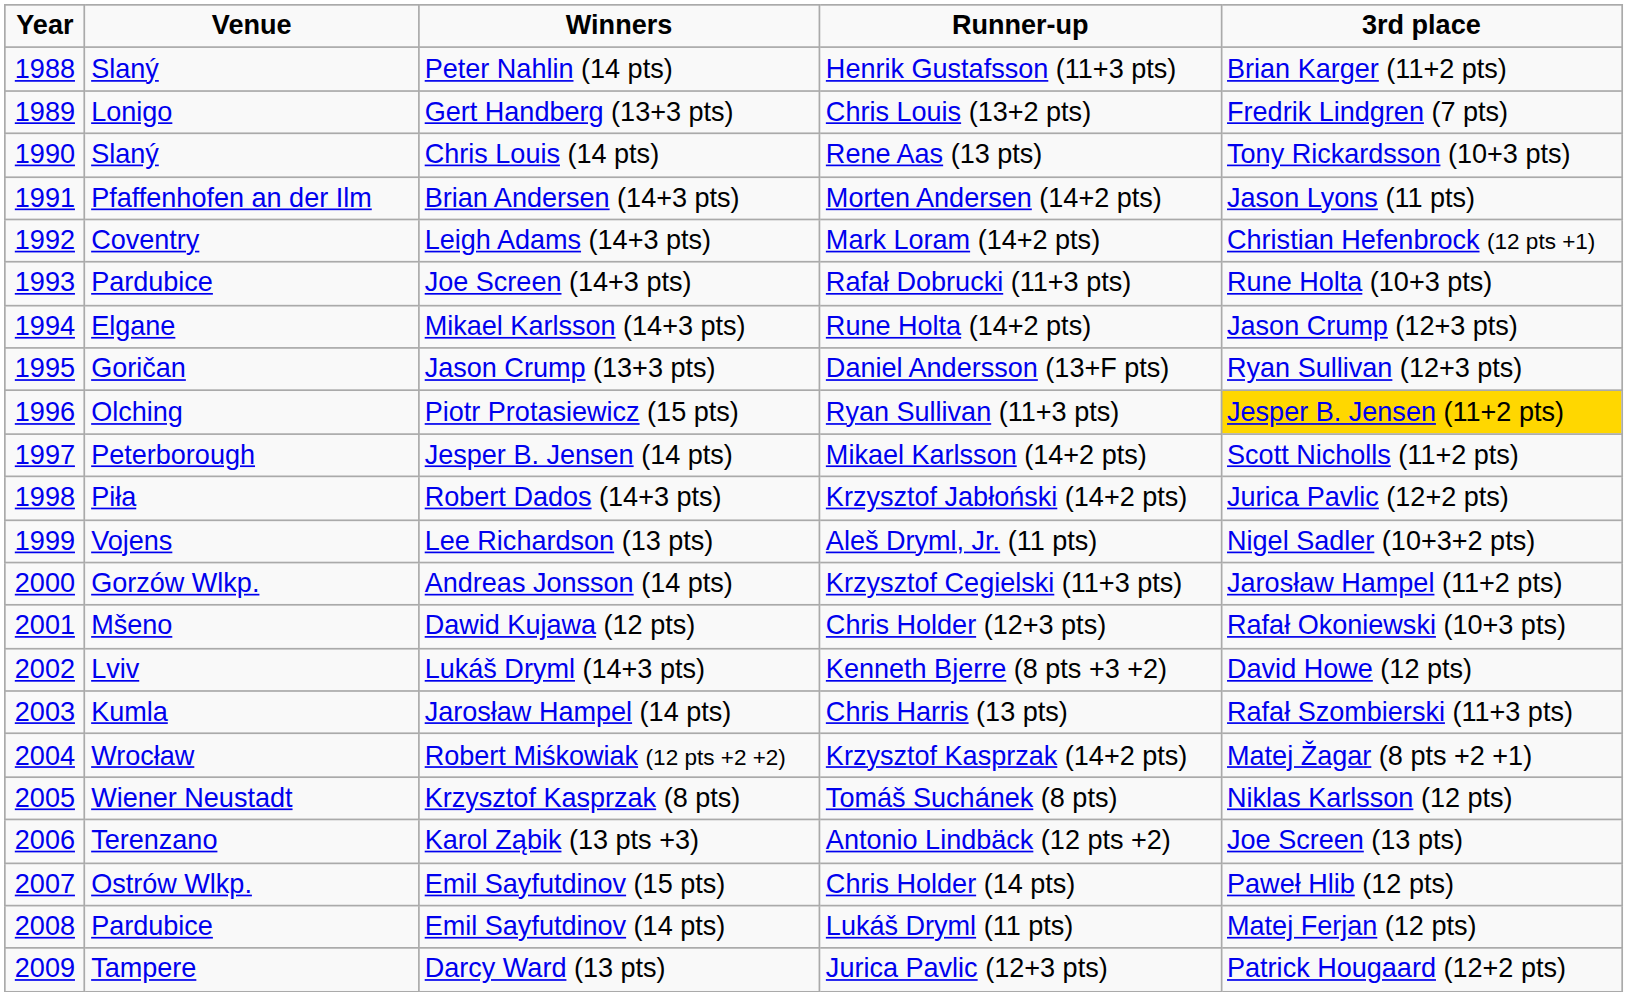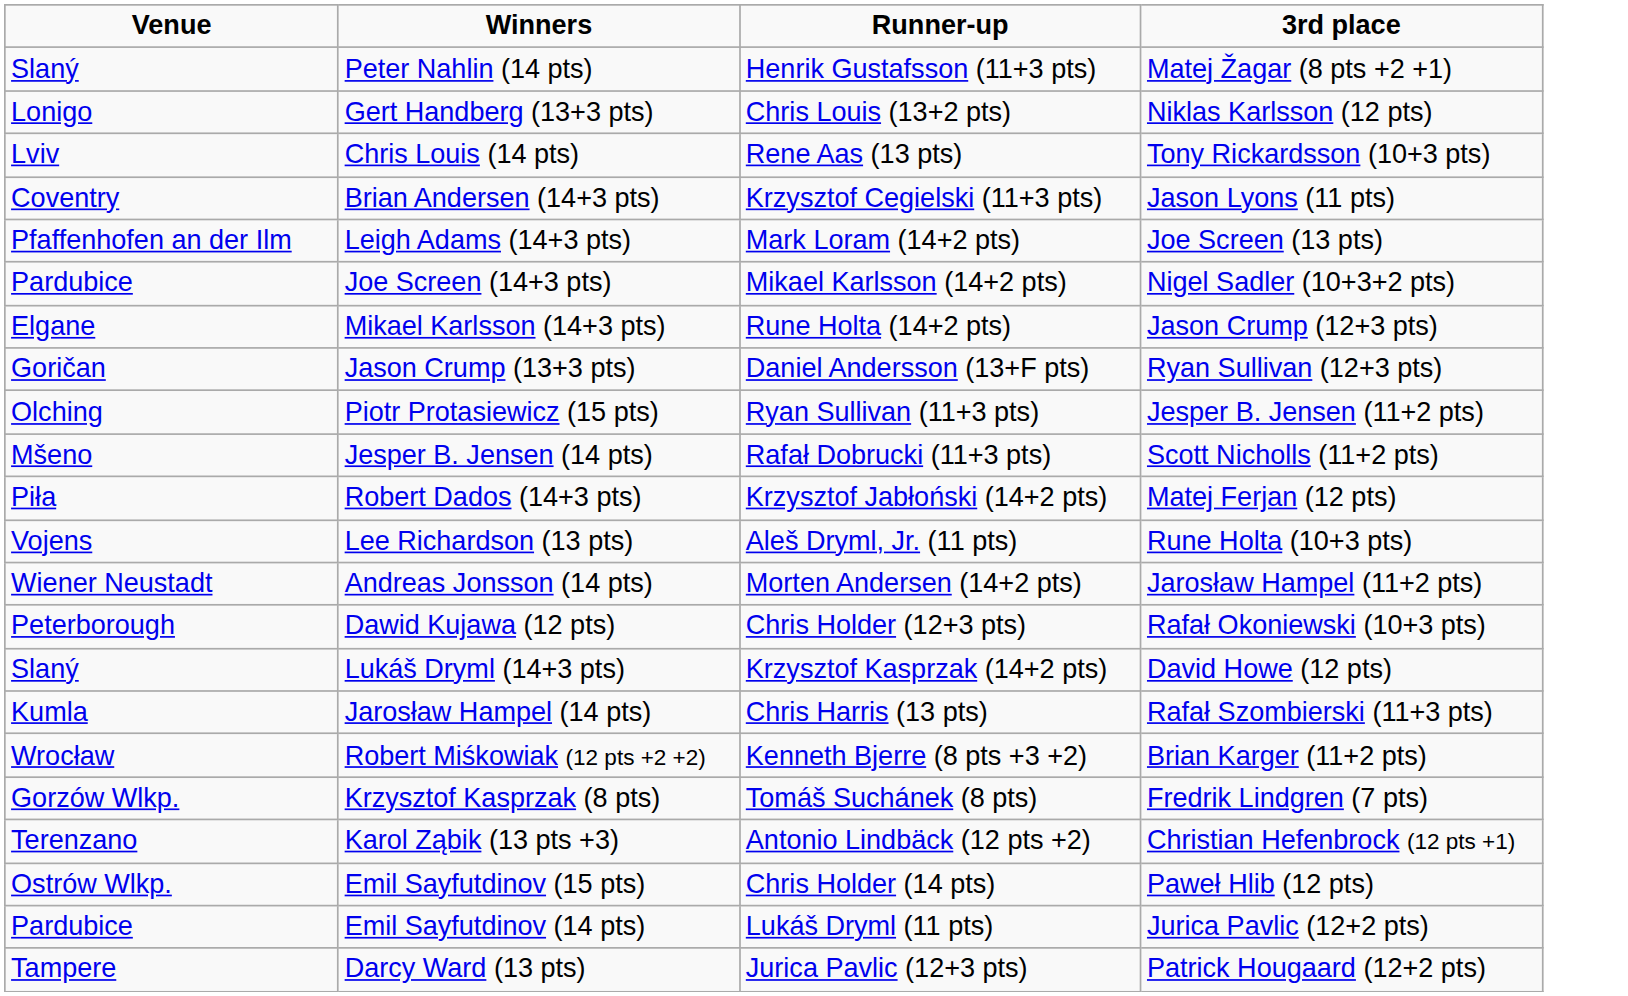- column: (45, 25)
(1367, 68) Brian Karger (11+2 pts) -> (1300, 68) Matej Žagar (8 pts +2 +1)
(1368, 111) Fredrik Lindgren (7 pts) -> (1290, 111) Niklas Karlsson (12 pts)
(125, 154) Slaný -> (35, 154) Lviv
(231, 197) Pfaffenhofen an der Ilm -> (65, 197) Coventry
(994, 197) Morten Andersen (14+2 pts) -> (924, 197) Krzysztof Cegielski (11+3 pts)
(145, 240) Coventry -> (151, 240) Pfaffenhofen an der Ilm
(1411, 240) Christian Hefenbrock (12 pts +1) -> (1265, 240) Joe Screen (13 pts)
(979, 283) Rafał Dobrucki (11+3 pts) -> (906, 283) Mikael Karlsson (14+2 pts)
(1360, 283) Rune Holta (10+3 pts) -> (1301, 283) Nigel Sadler (10+3+2 pts)
(1396, 411) gold background -> (1315, 411) no background
(173, 454) Peterborough -> (52, 454) Mšeno
(986, 454) Mikael Karlsson (14+2 pts) -> (898, 454) Rafał Dobrucki (11+3 pts)
(1368, 497) Jurica Pavlic (12+2 pts) -> (1272, 497) Matej Ferjan (12 pts)
(1381, 540) Nigel Sadler (10+3+2 pts) -> (1280, 540) Rune Holta (10+3 pts)
(175, 583) Gorzów Wlkp. -> (112, 583) Wiener Neustadt
(1004, 583) Krzysztof Cegielski (11+3 pts) -> (914, 583) Morten Andersen (14+2 pts)
(132, 626) Mšeno -> (93, 626) Peterborough
(115, 669) Lviv -> (45, 669) Slaný
(996, 669) Kenneth Bjerre (8 pts +3 +2) -> (927, 669) Krzysztof Kasprzak (14+2 pts)
(1007, 754) Krzysztof Kasprzak (14+2 pts) -> (916, 754) Kenneth Bjerre (8 pts +3 +2)
(1380, 754) Matej Žagar (8 pts +2 +1) -> (1287, 754) Brian Karger (11+2 pts)
(192, 797) Wiener Neustadt -> (95, 797) Gorzów Wlkp.
(1370, 797) Niklas Karlsson (12 pts) -> (1287, 797) Fredrik Lindgren (7 pts)
(1345, 840) Joe Screen (13 pts) -> (1331, 840) Christian Hefenbrock (12 pts +1)
(1352, 926) Matej Ferjan (12 pts) -> (1288, 926) Jurica Pavlic (12+2 pts)
